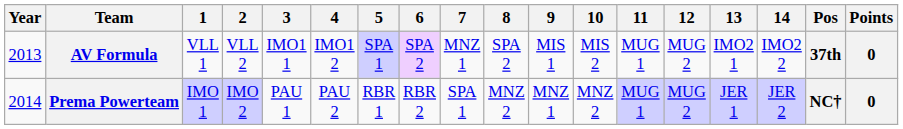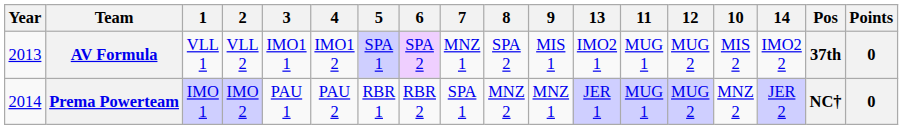columns swapped: (595, 17) <-> (734, 17)
